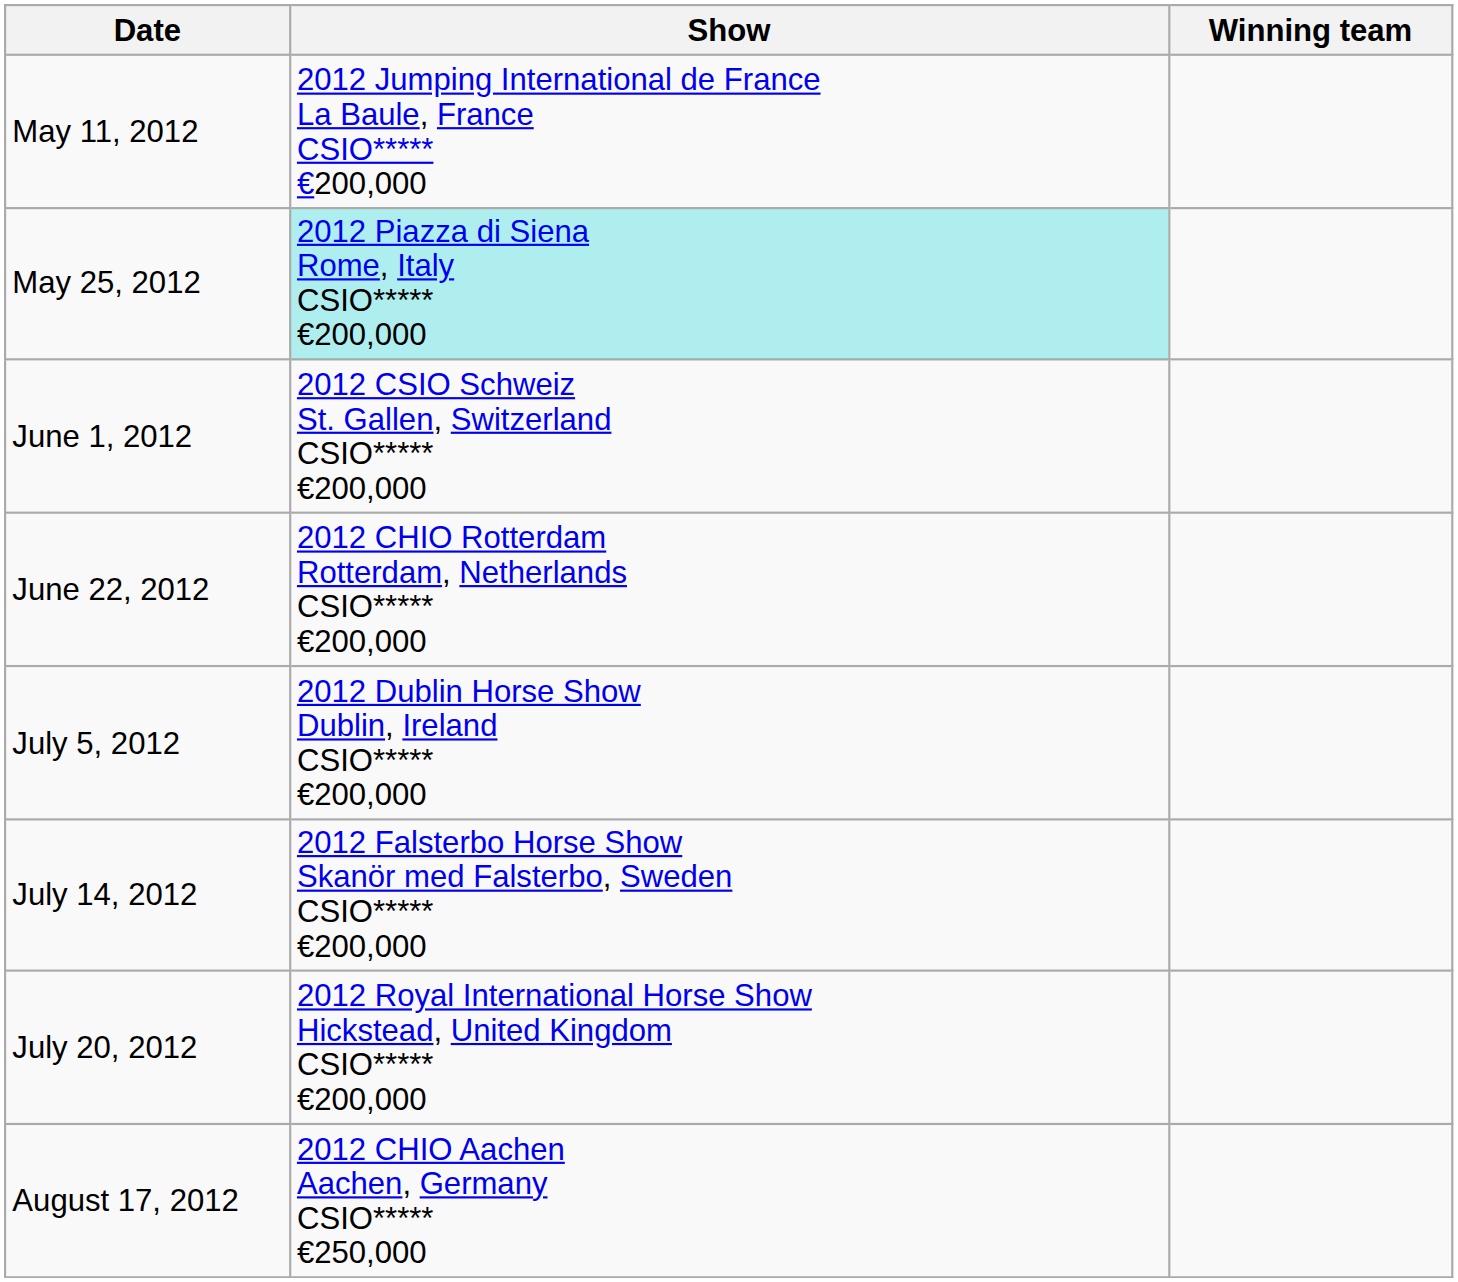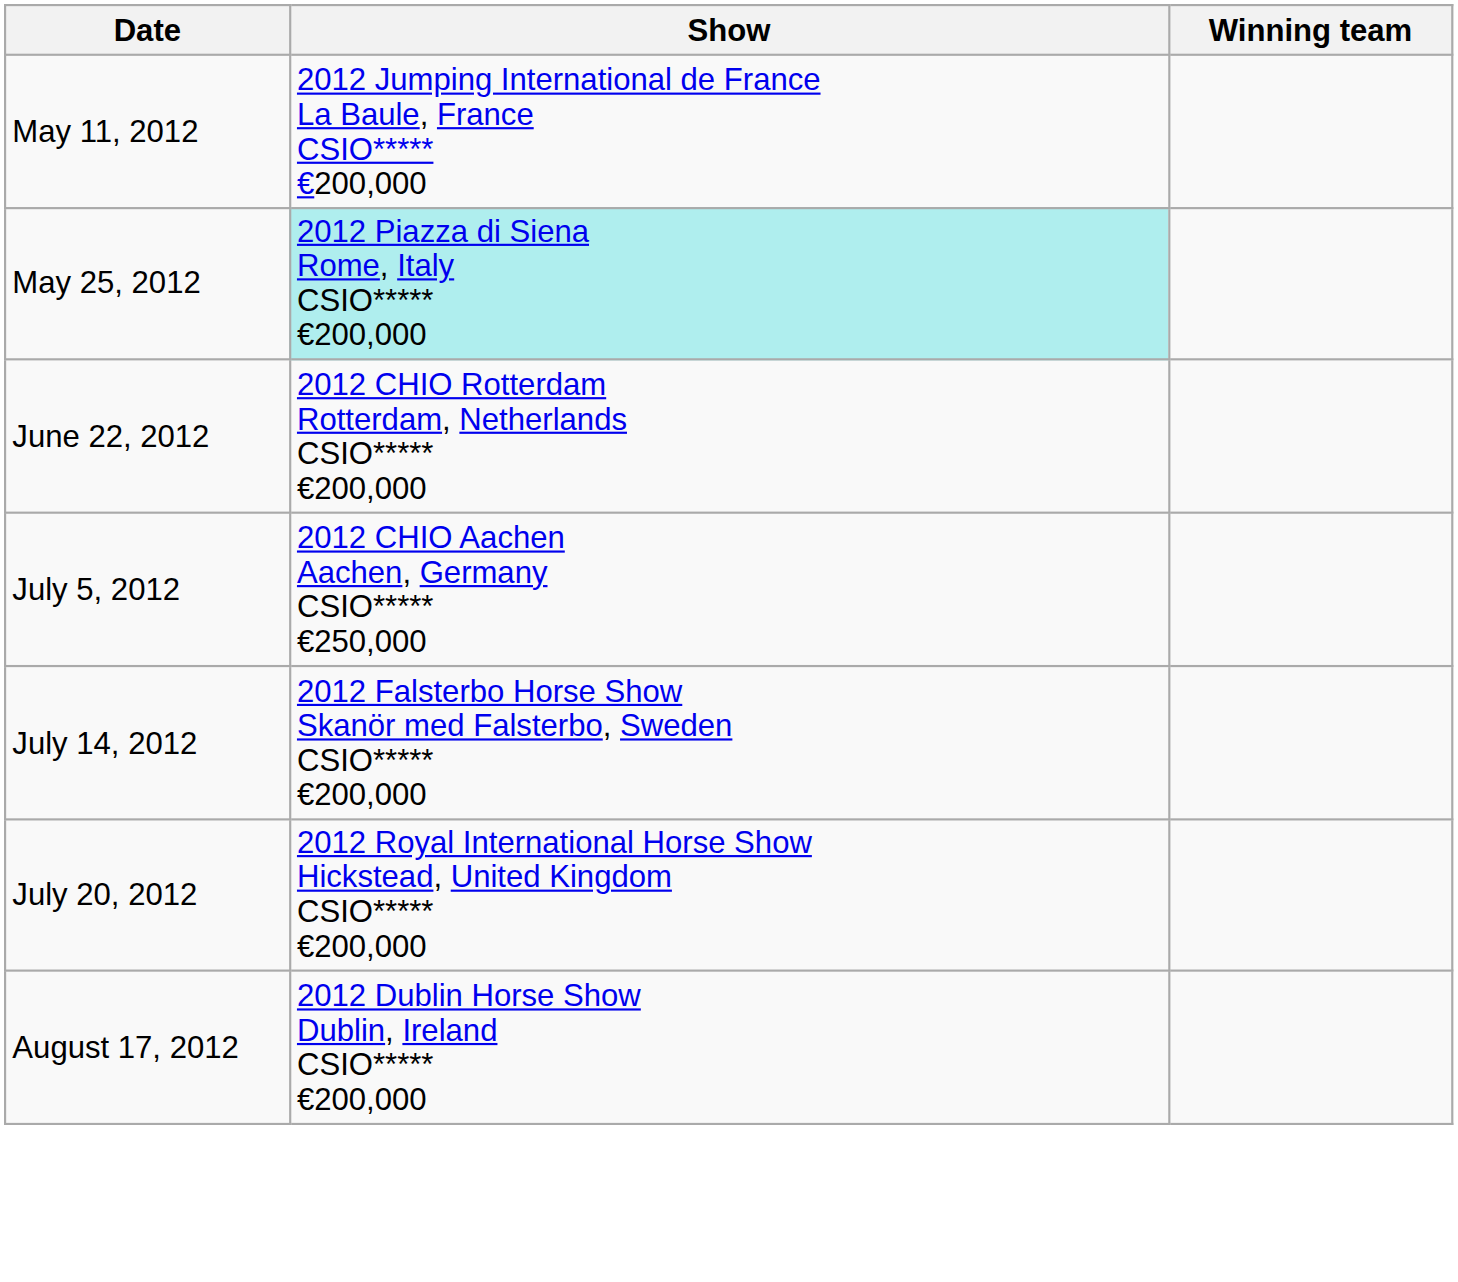- row: (102, 437)
(469, 742) 2012 Dublin Horse Show Dublin, Ireland CSIO***** €200,000 -> (431, 589) 2012 CHIO Aachen Aachen, Germany CSIO***** €250,000
(431, 1201) 2012 CHIO Aachen Aachen, Germany CSIO***** €250,000 -> (469, 1048) 2012 Dublin Horse Show Dublin, Ireland CSIO***** €200,000
